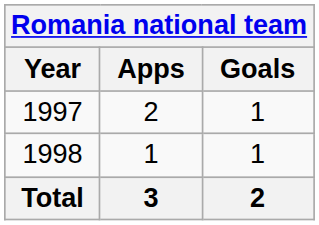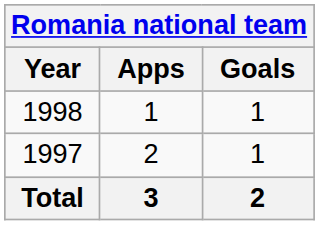rows swapped: (53, 111) <-> (53, 154)
